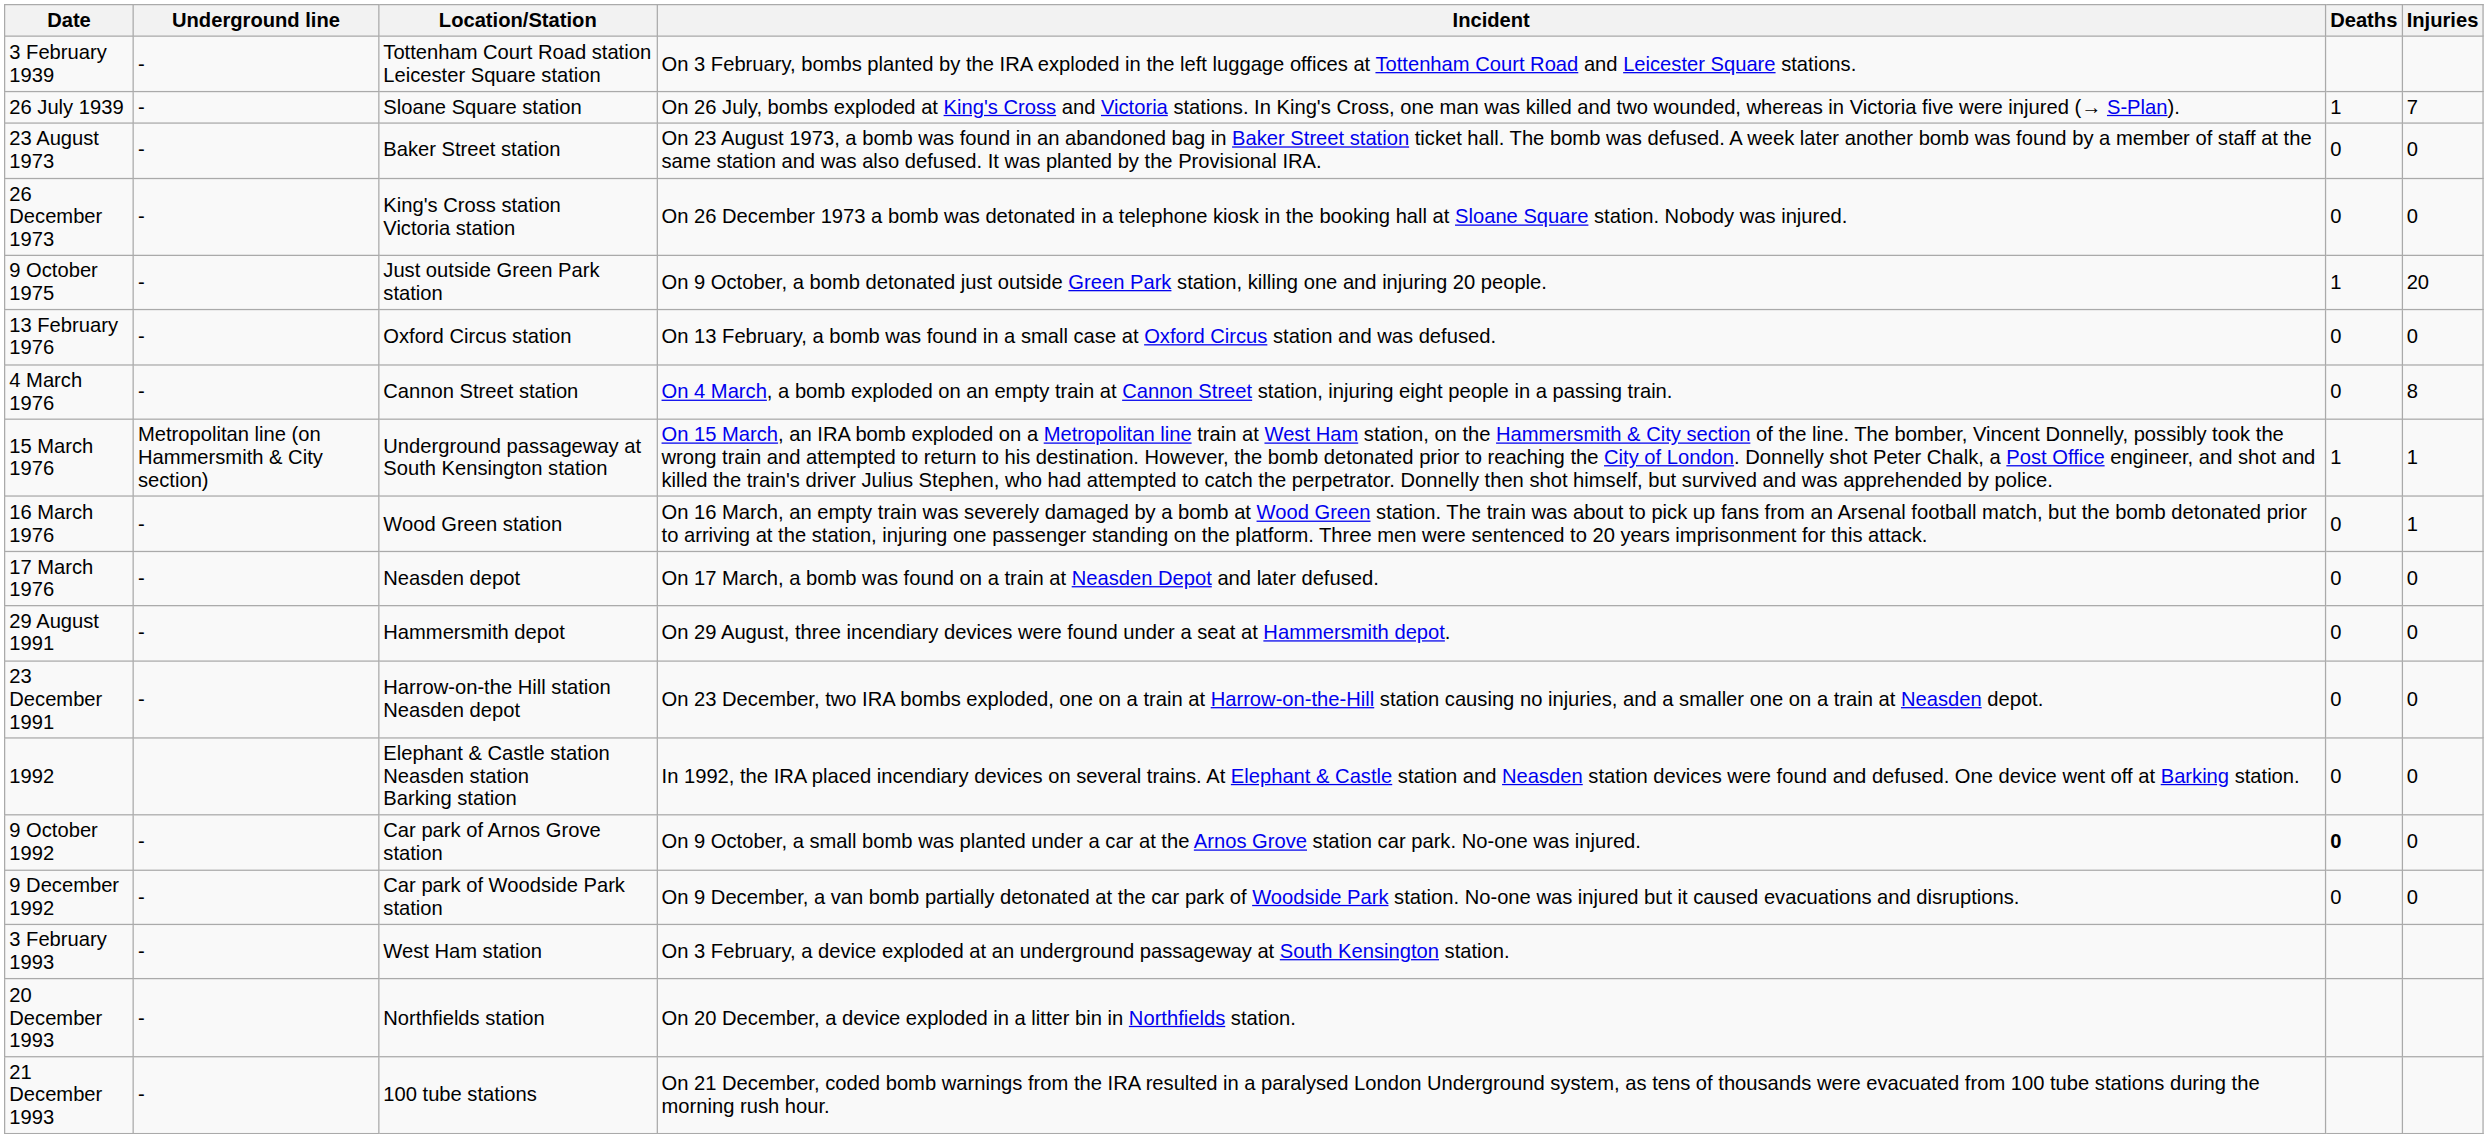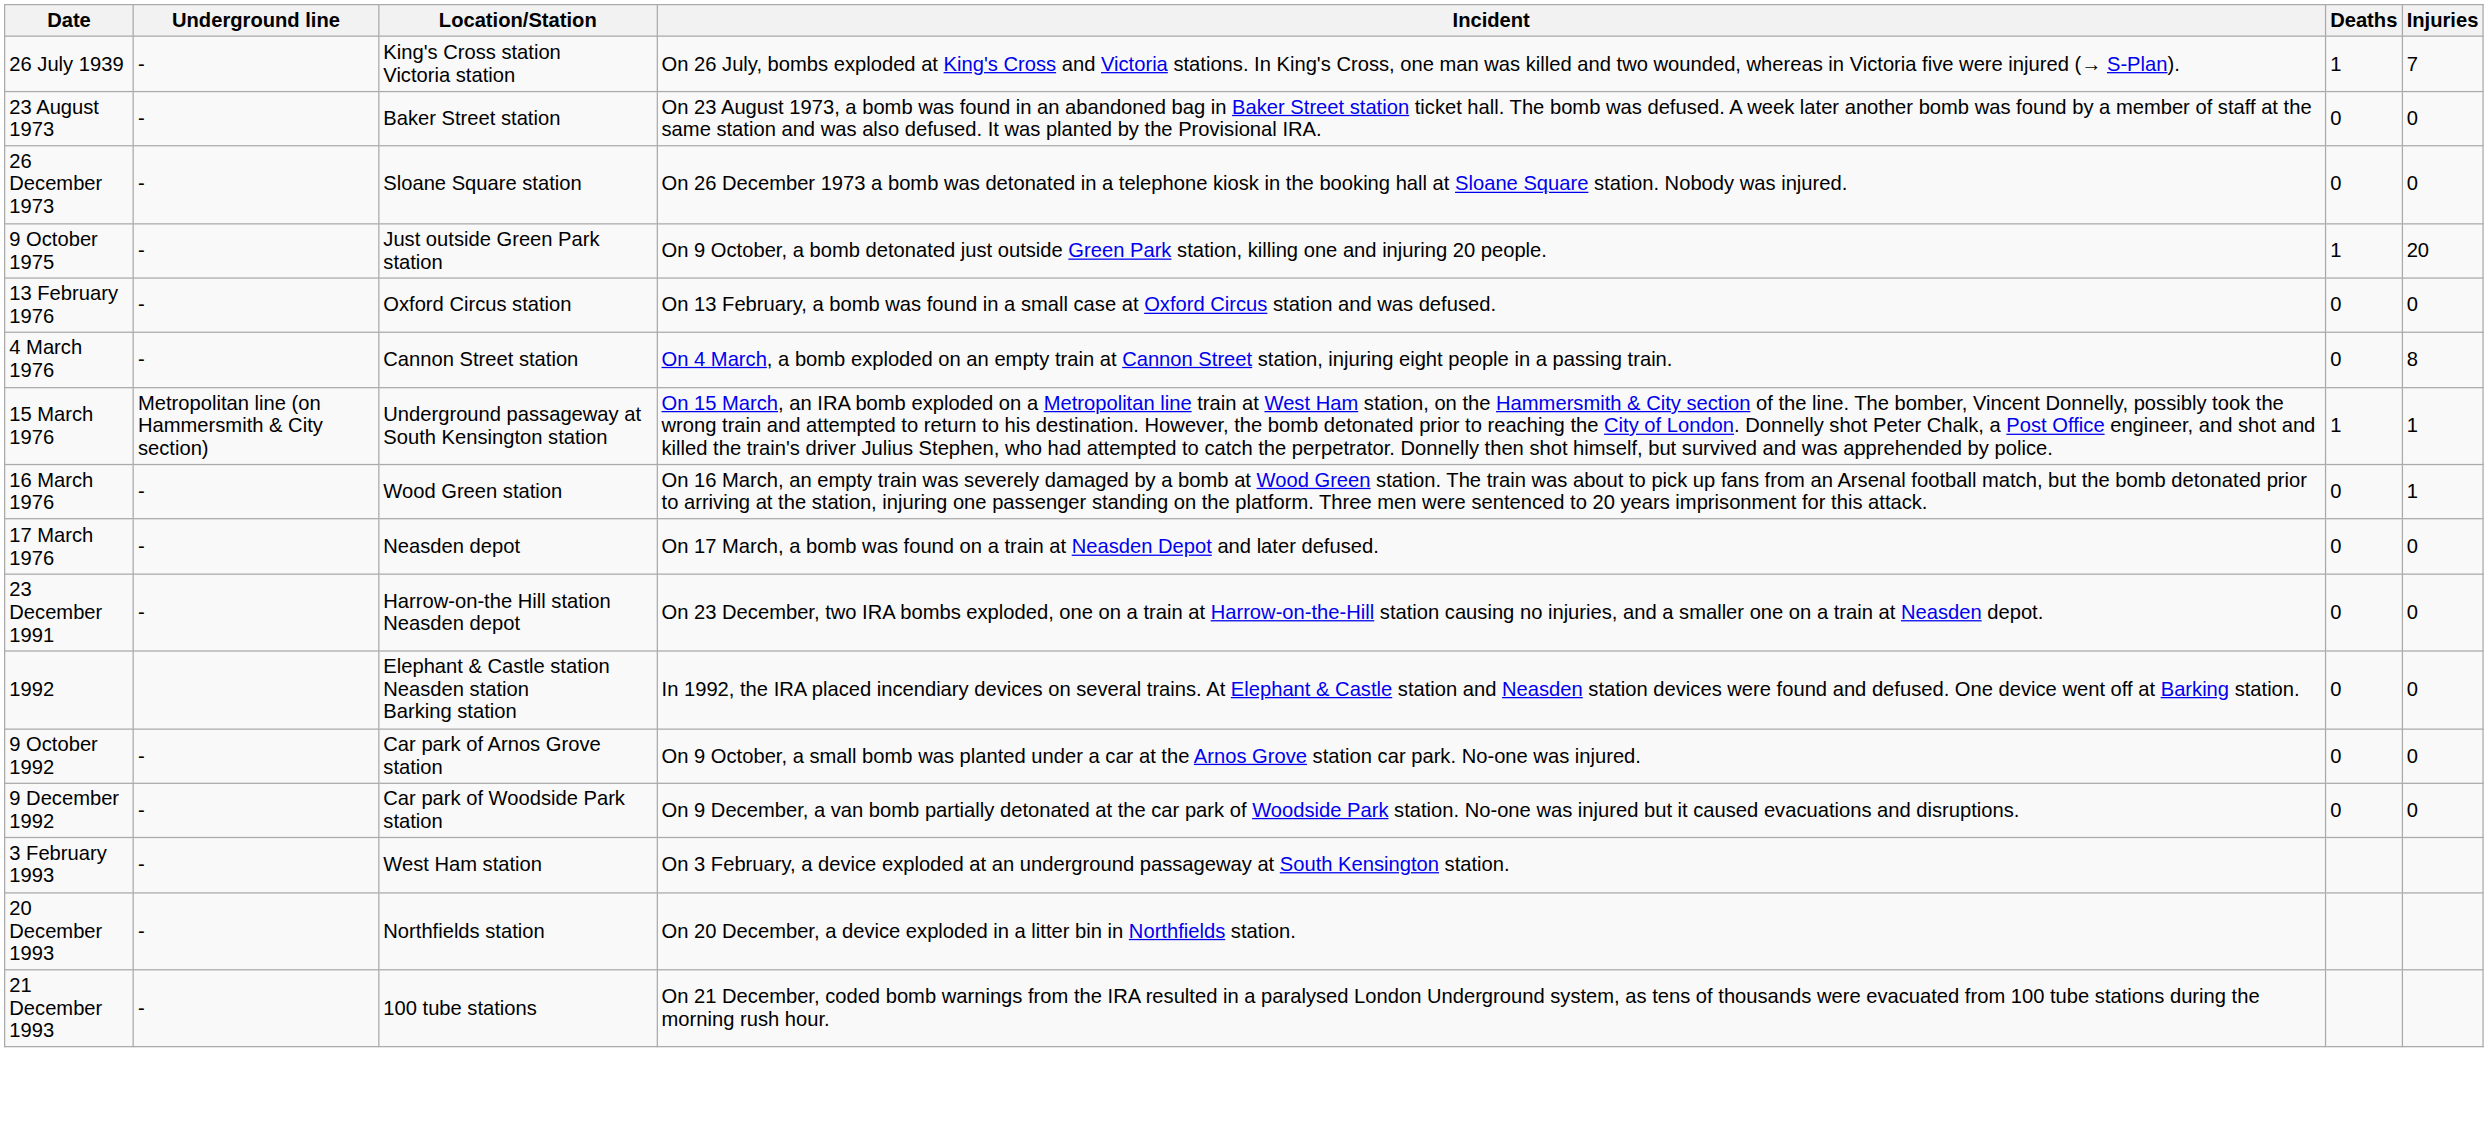- row: (58, 63)
(482, 107) Sloane Square station -> (472, 63) King's Cross station Victoria station
(472, 216) King's Cross station Victoria station -> (482, 184) Sloane Square station
- row: (54, 633)
(2336, 842) bold -> (2336, 755) normal
